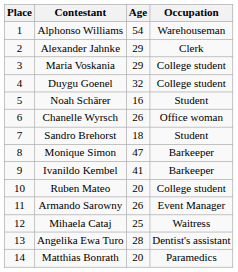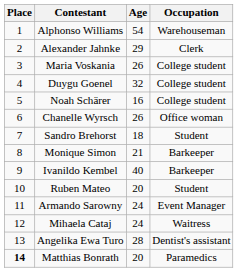(138, 65) 29 -> (138, 65) 26
(191, 100) Student -> (191, 100) College student
(138, 153) 47 -> (138, 153) 21
(138, 170) 41 -> (138, 170) 40
(191, 188) College student -> (191, 188) Student
(138, 205) 26 -> (138, 205) 24
(138, 223) 25 -> (138, 223) 24
(19, 258) normal -> (19, 258) bold
